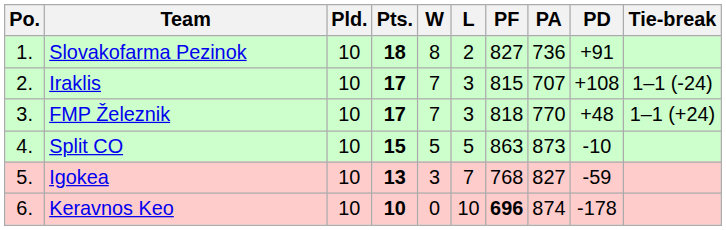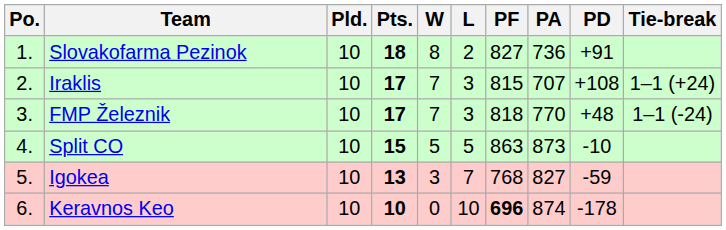(672, 83) 1–1 (-24) -> (672, 83) 1–1 (+24)
(672, 114) 1–1 (+24) -> (672, 114) 1–1 (-24)
